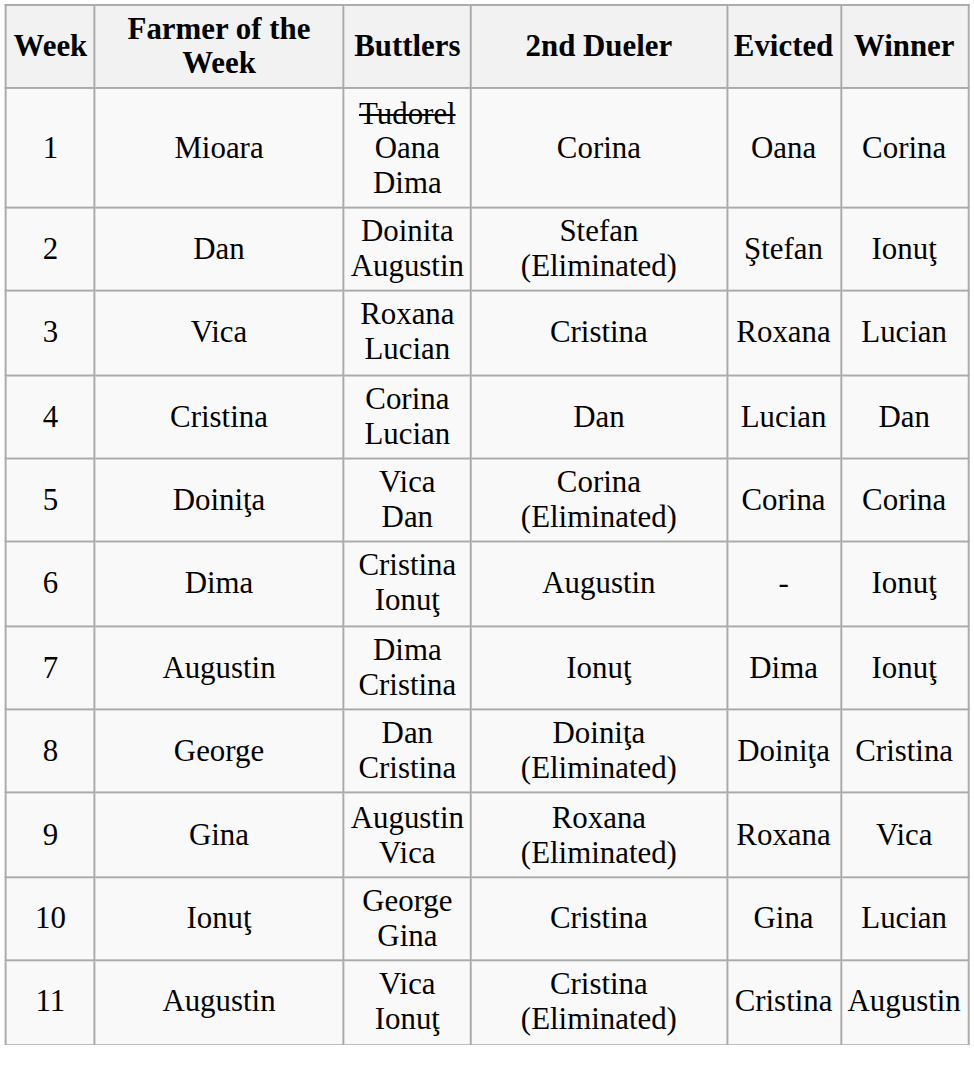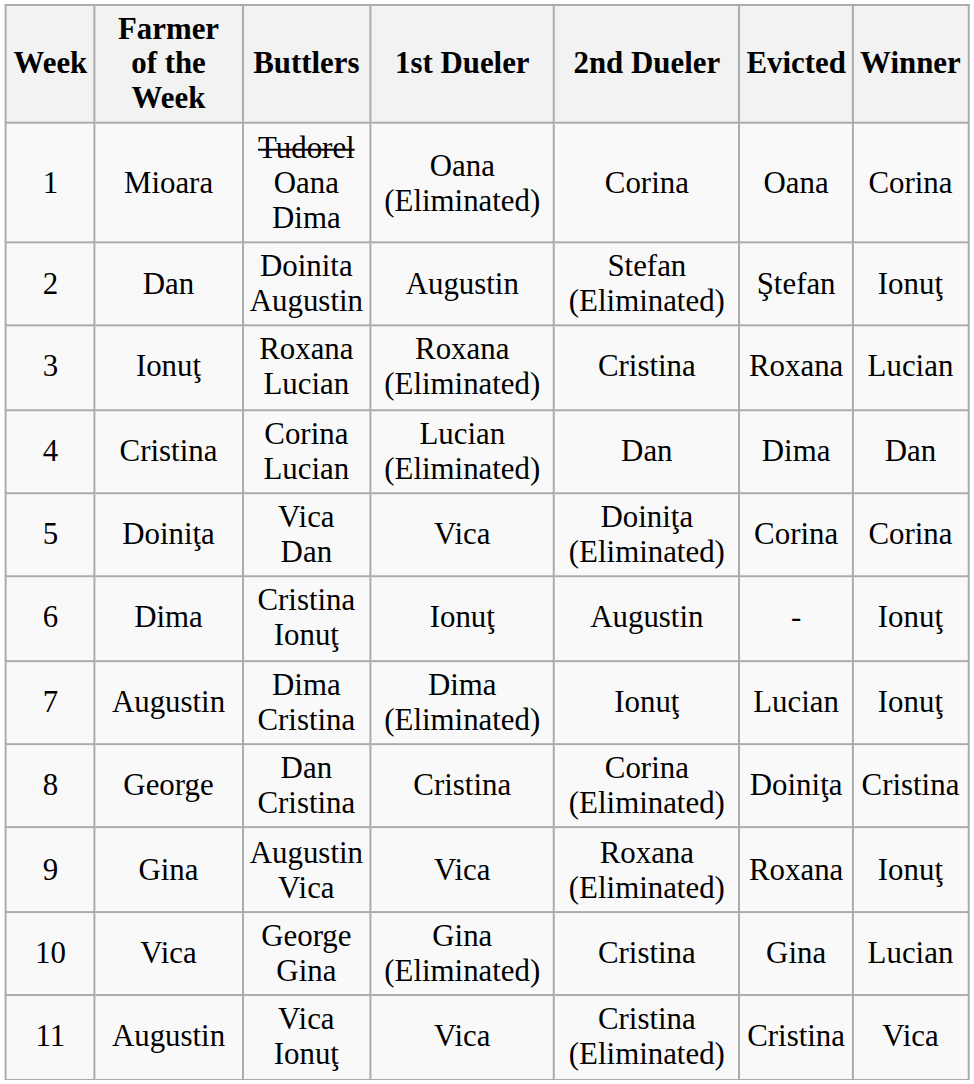+ column: (462, 63)
(219, 332) Vica -> (168, 366) Ionuţ
(784, 415) Lucian -> (796, 450) Dima
(599, 499) Corina (Eliminated) -> (647, 534) Doiniţa (Eliminated)
(784, 667) Dima -> (796, 701) Lucian
(599, 750) Doiniţa (Eliminated) -> (647, 785) Corina (Eliminated)
(904, 834) Vica -> (910, 869) Ionuţ
(219, 918) Ionuţ -> (168, 952) Vica
(904, 1001) Augustin -> (910, 1036) Vica
